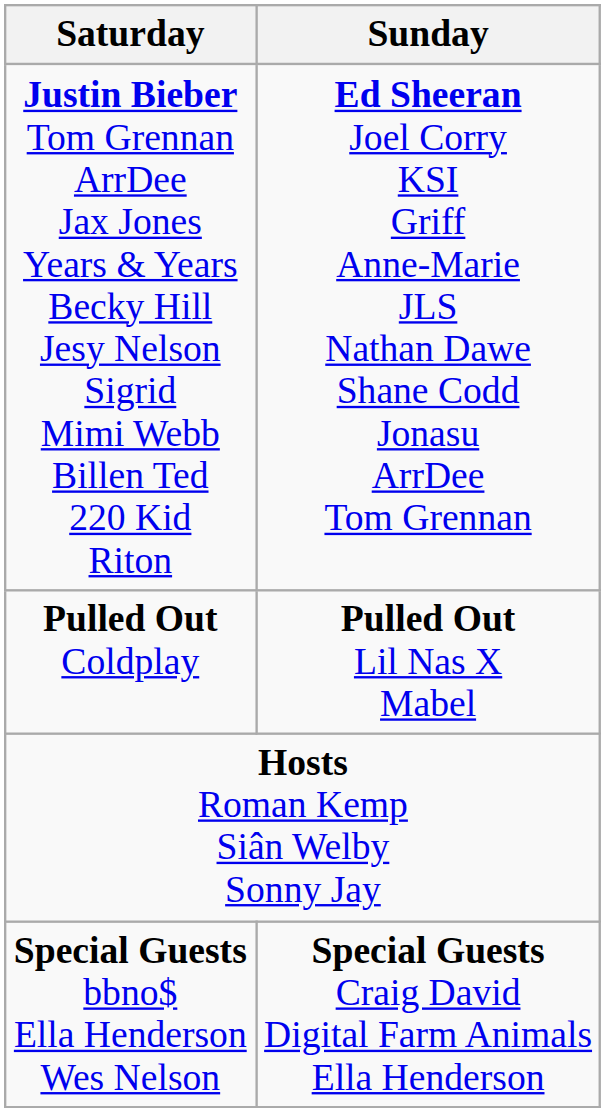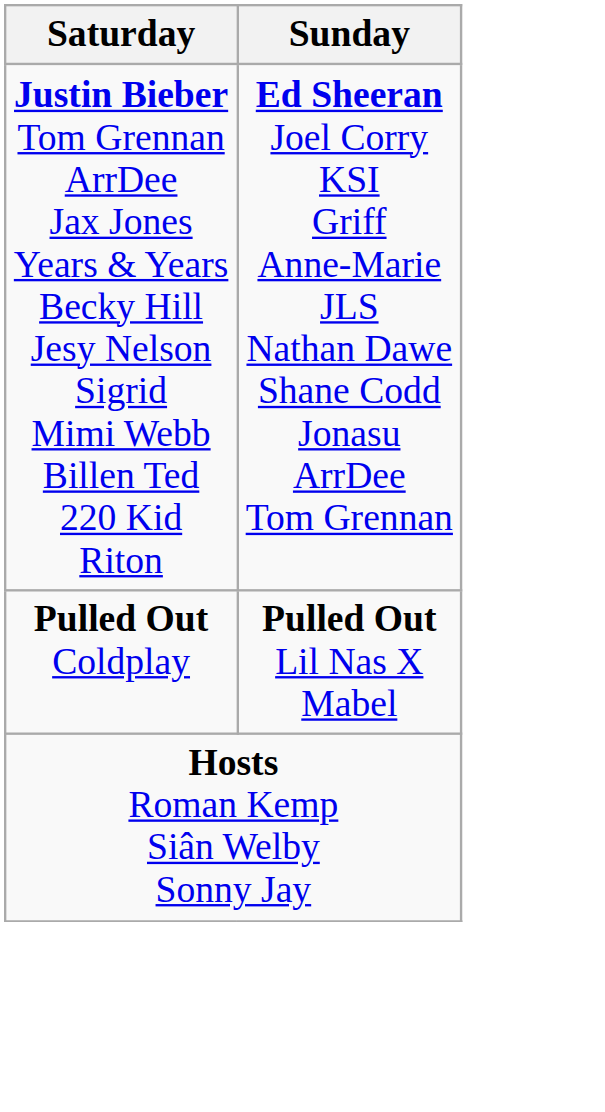- row: (130, 1013)
